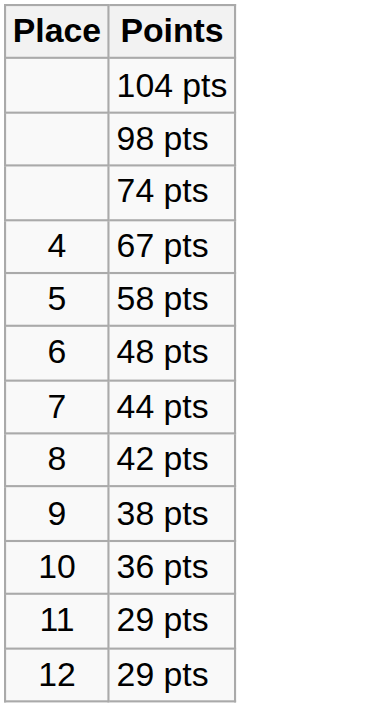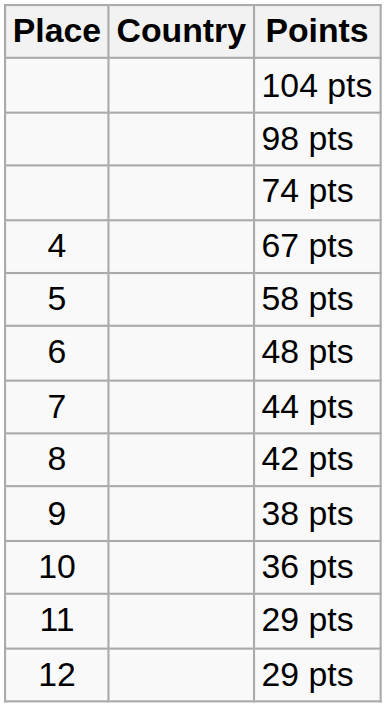+ column: (181, 31)
